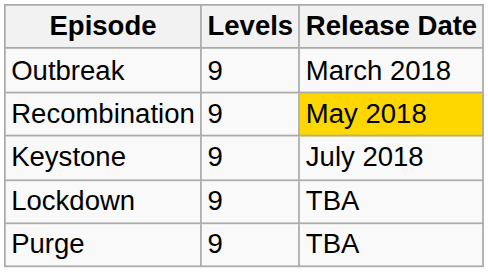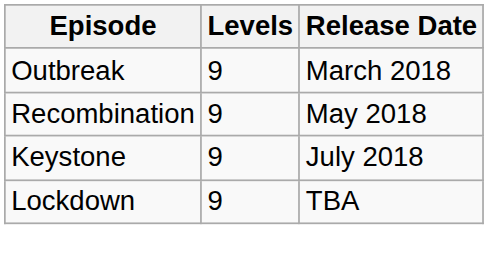(366, 113) gold background -> (366, 113) no background
- row: (48, 244)
